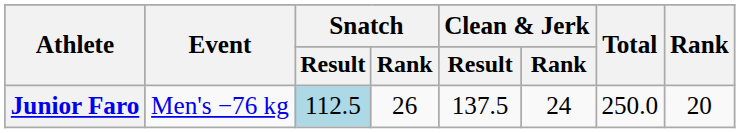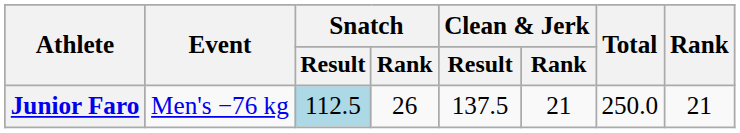(559, 106) 24 -> (559, 106) 21
(699, 106) 20 -> (699, 106) 21
